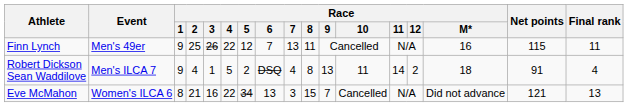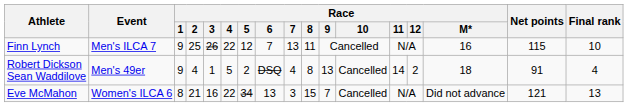(118, 47) Men's 49er -> (124, 47) Men's ILCA 7
(595, 47) 11 -> (595, 47) 10
(124, 70) Men's ILCA 7 -> (118, 70) Men's 49er
(363, 70) 11 -> (363, 70) Cancelled
